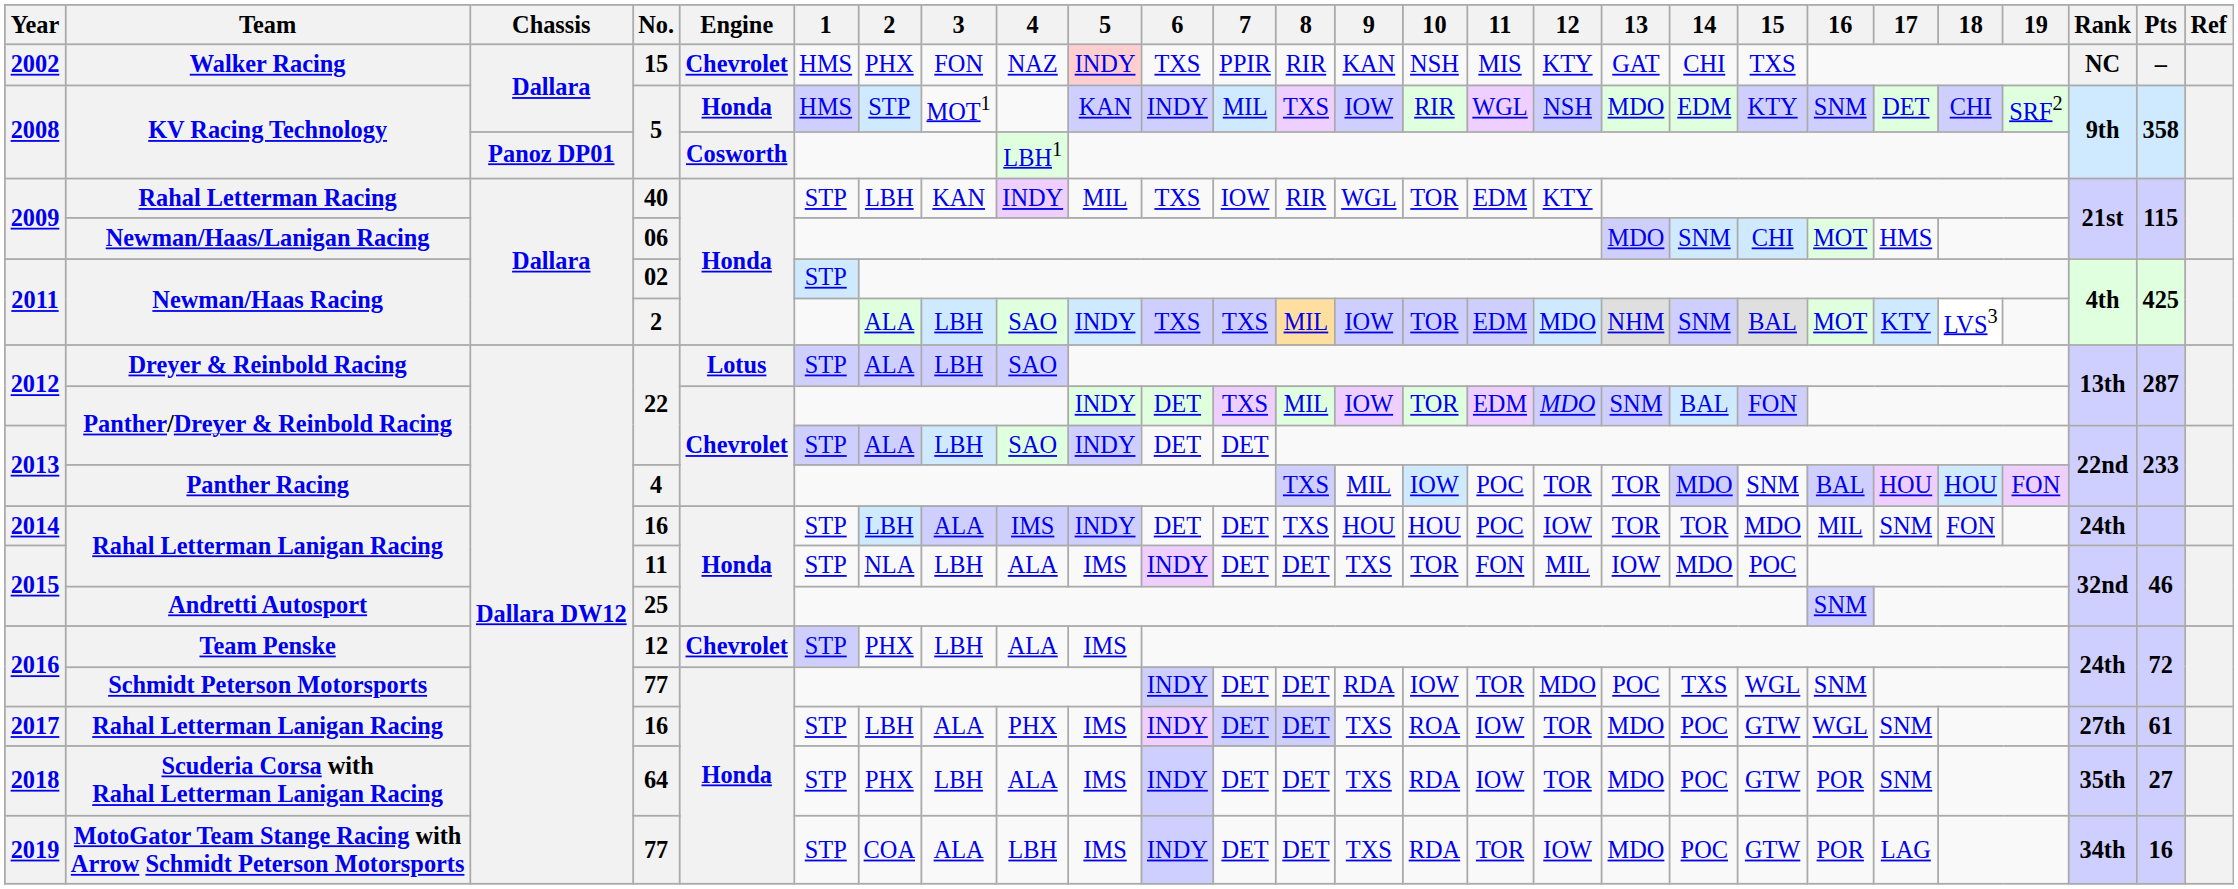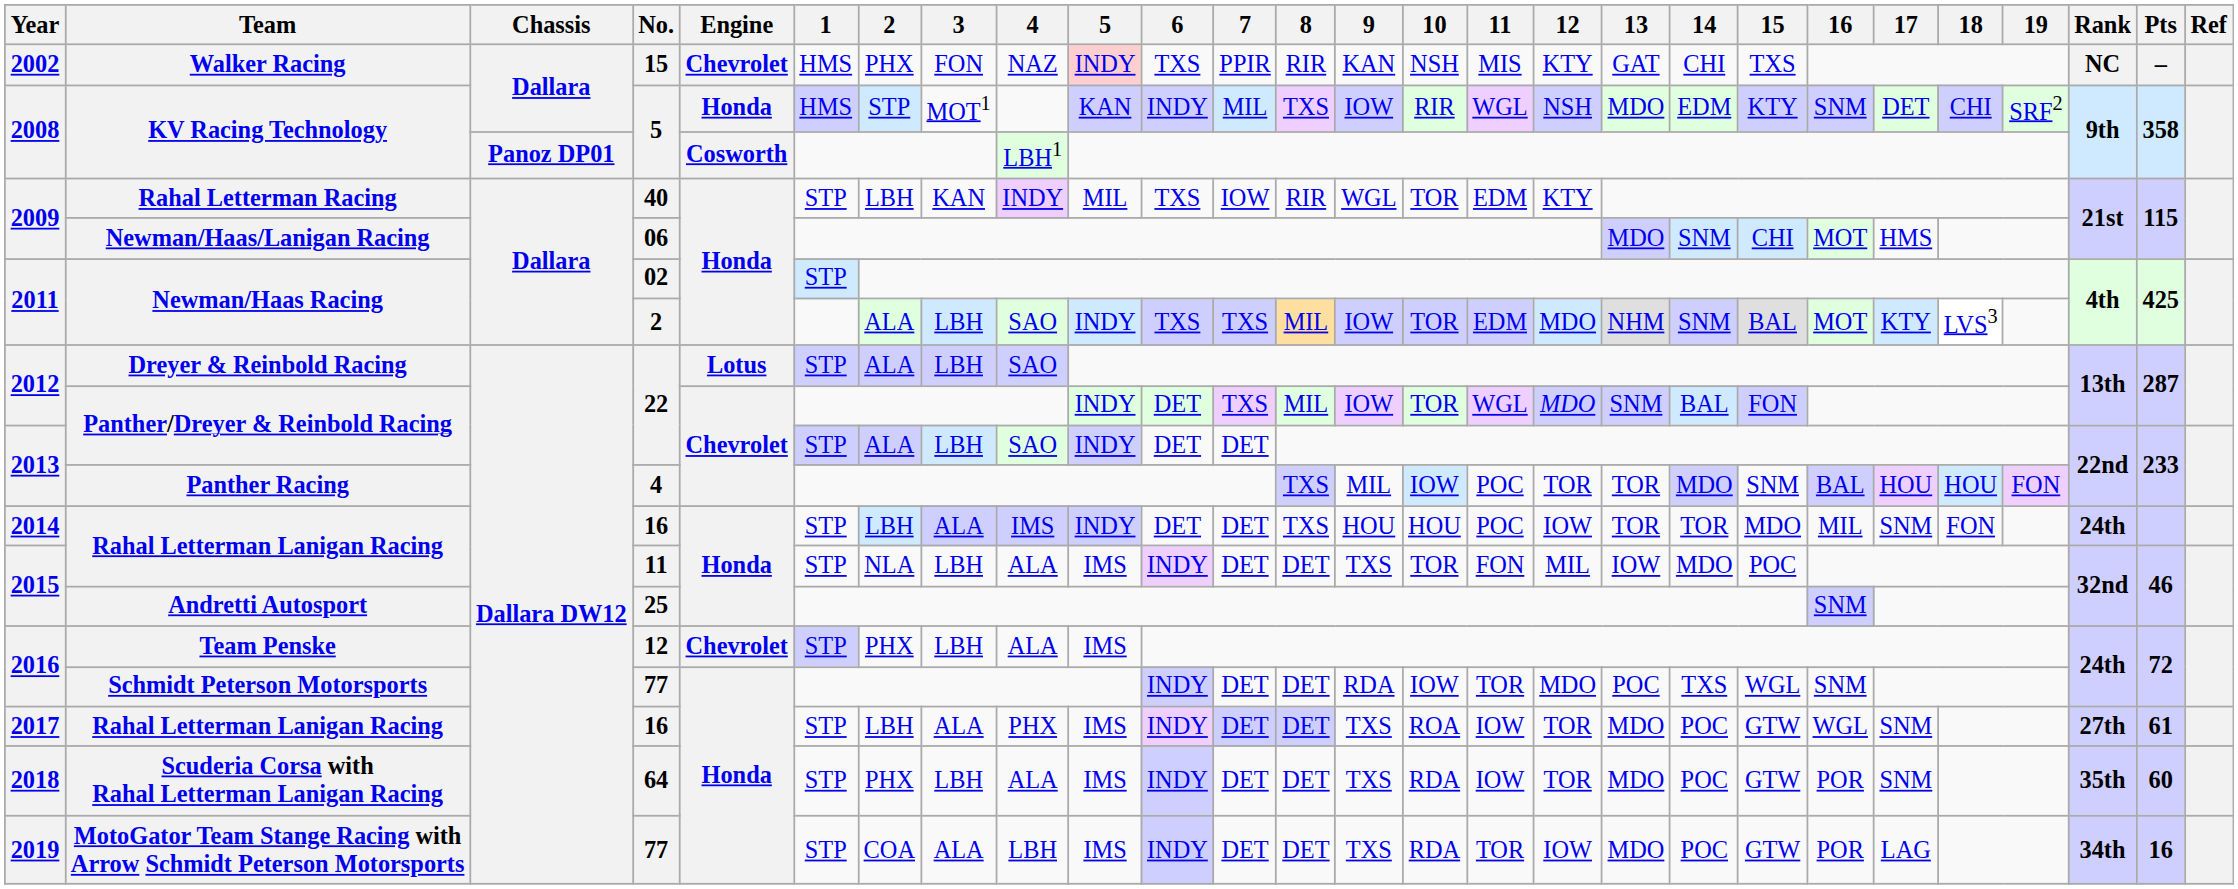(1500, 404) EDM -> (1500, 404) WGL
(2161, 780) 27 -> (2161, 780) 60
